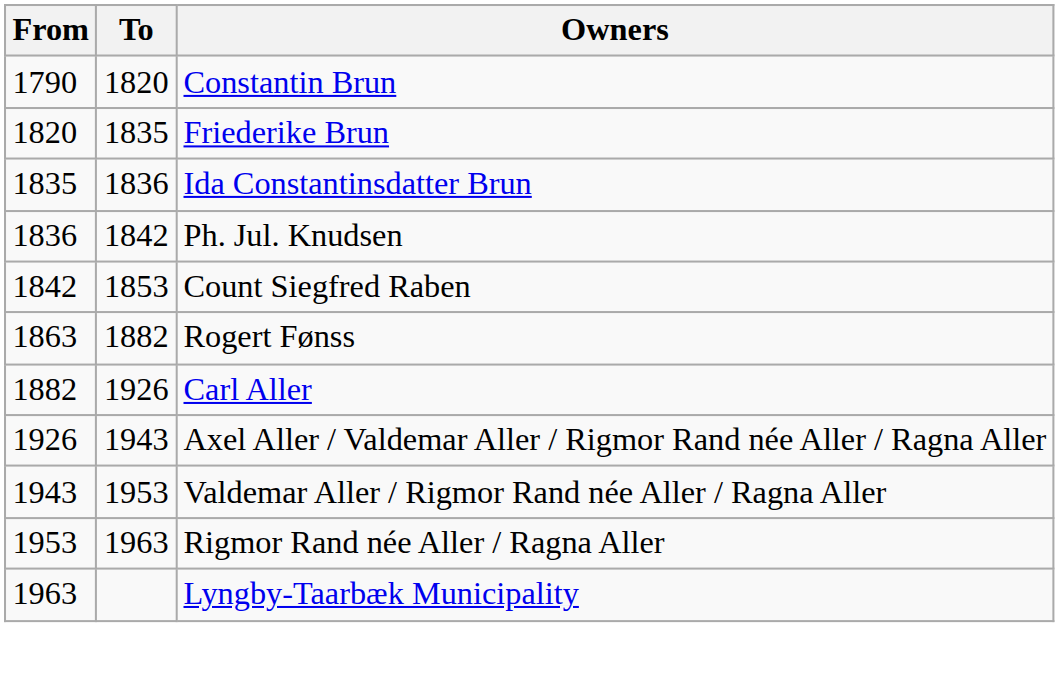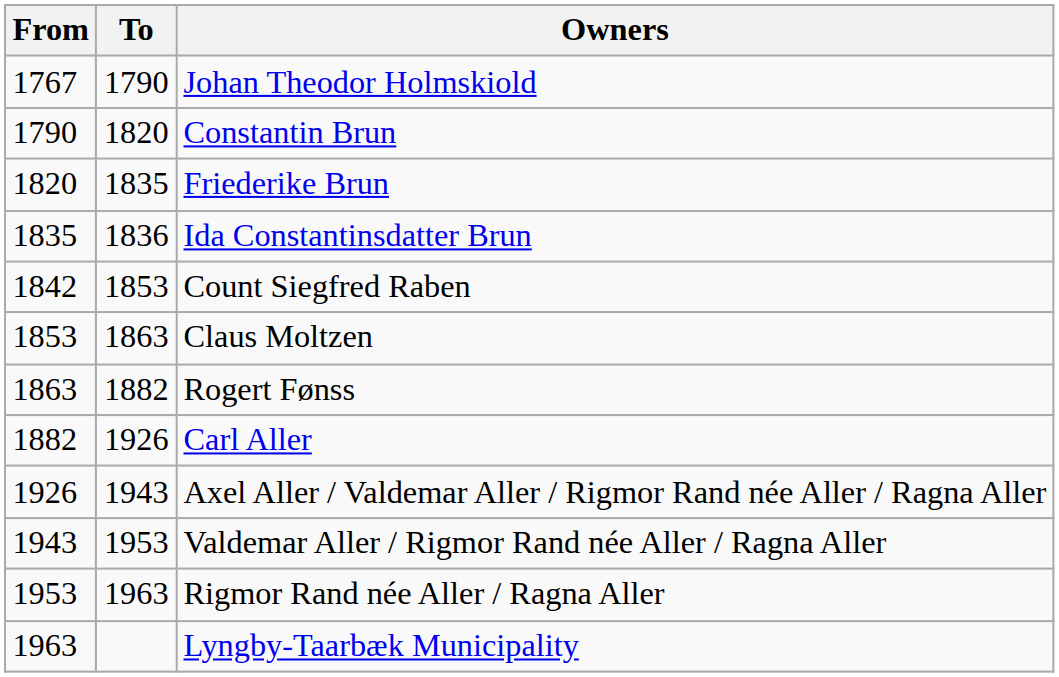+ row: (360, 81)
- row: (293, 235)
+ row: (278, 337)
